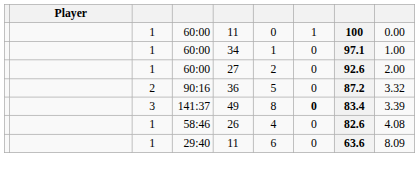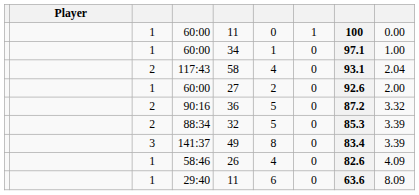+ row: (152, 69)
+ row: (152, 124)
(314, 106) bold -> (314, 143) normal
(395, 124) 4.08 -> (395, 161) 4.09
